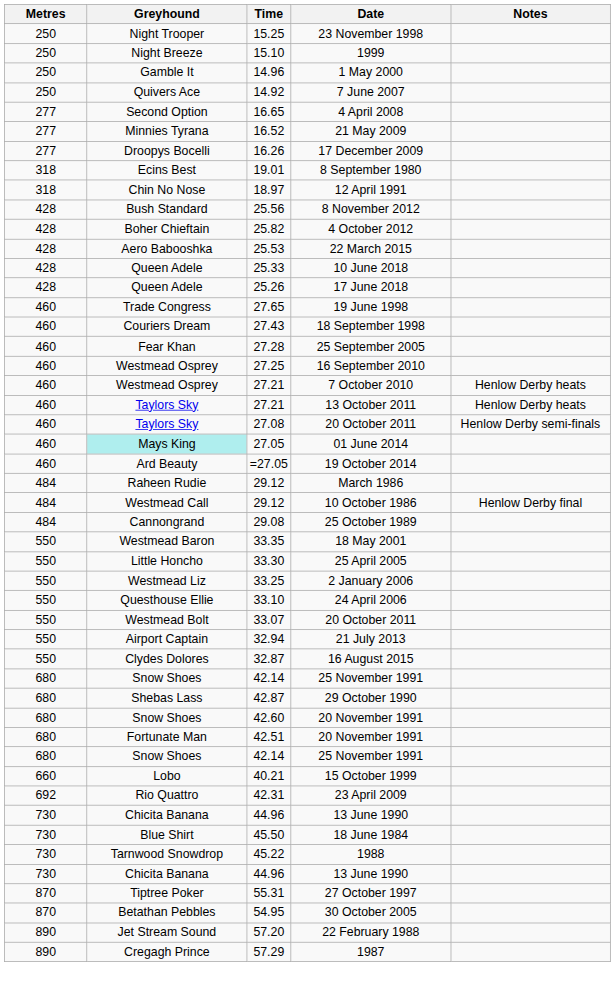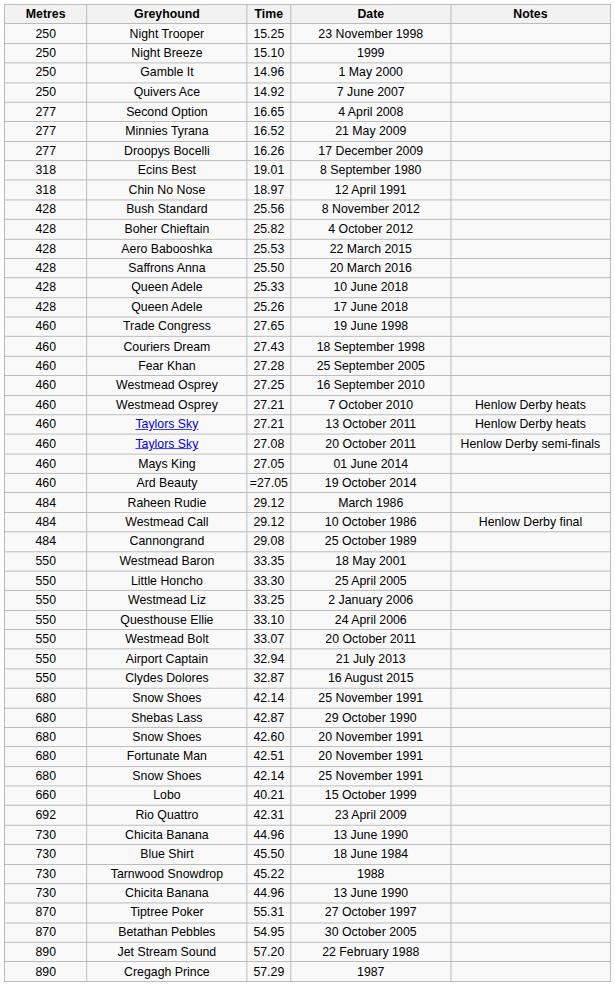+ row: (269, 268)
(167, 444) paleturquoise background -> (167, 463) no background
